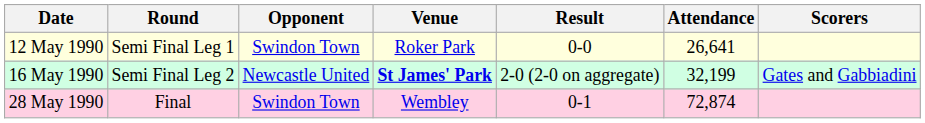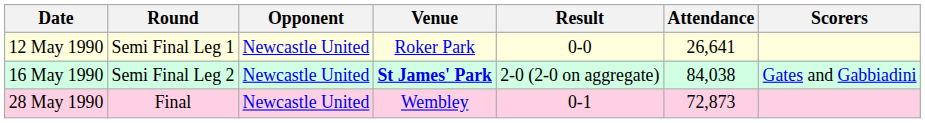(306, 46) Swindon Town -> (306, 46) Newcastle United
(711, 74) 32,199 -> (711, 74) 84,038
(306, 103) Swindon Town -> (306, 103) Newcastle United
(711, 103) 72,874 -> (711, 103) 72,873
